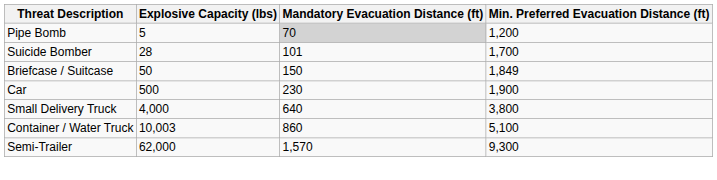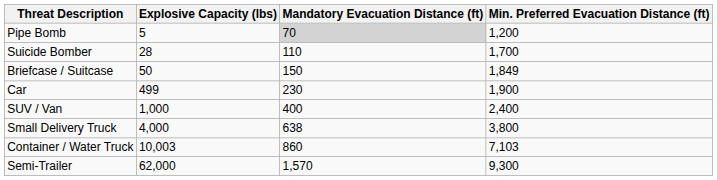(293, 52) 101 -> (292, 52) 110
(149, 90) 500 -> (149, 90) 499
+ row: (35, 109)
(293, 109) 640 -> (293, 128) 638
(504, 128) 5,100 -> (504, 147) 7,103
